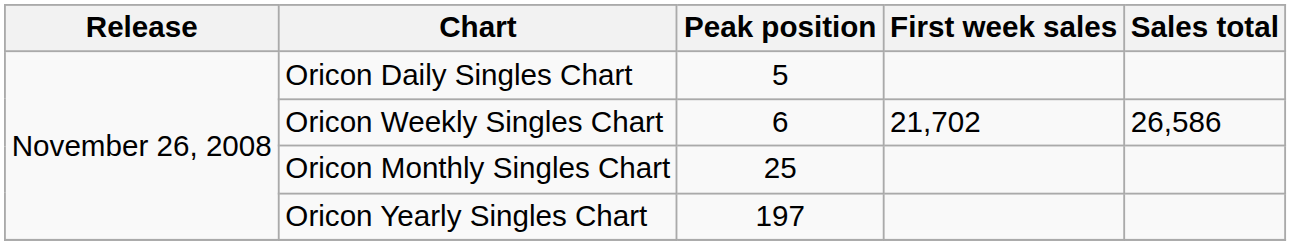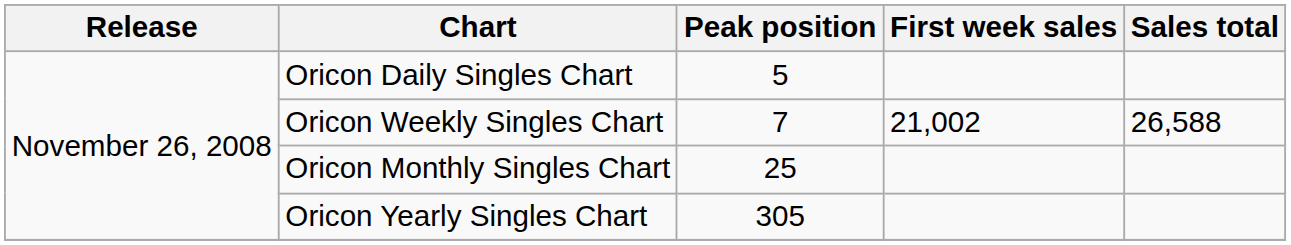(780, 121) 6 -> (780, 121) 7
(935, 121) 21,702 -> (935, 121) 21,002
(1176, 121) 26,586 -> (1176, 121) 26,588
(780, 215) 197 -> (780, 215) 305
